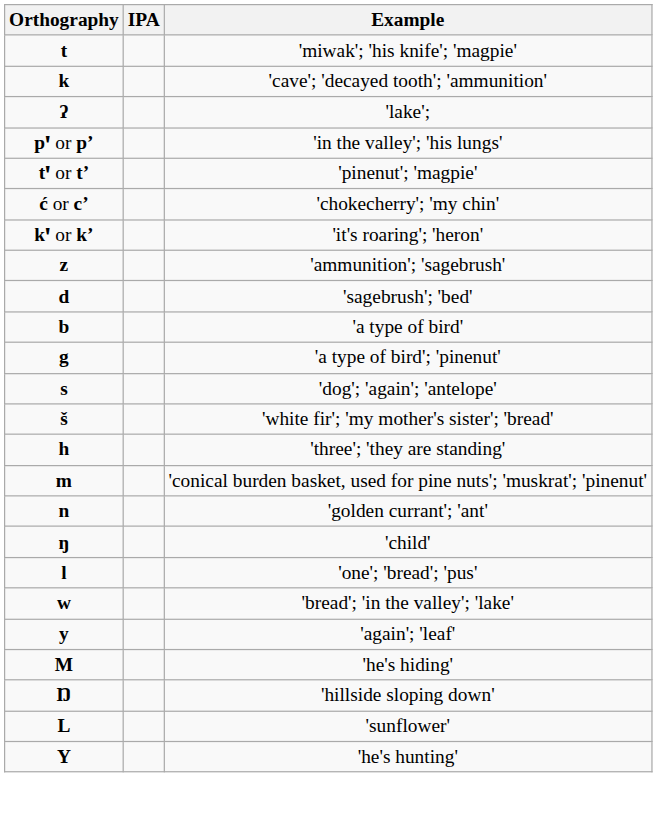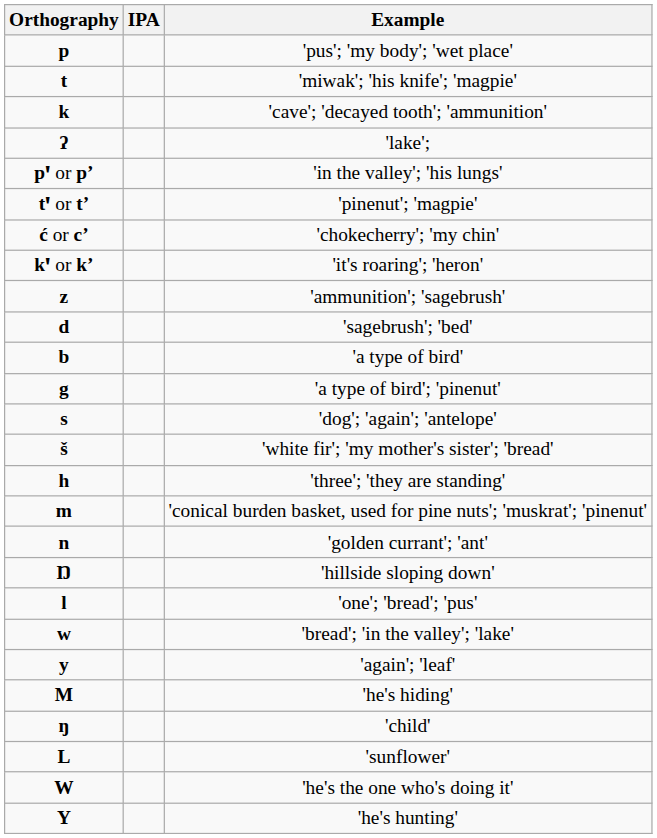+ row: (408, 50)
rows swapped: (408, 541) <-> (408, 695)
+ row: (408, 787)
